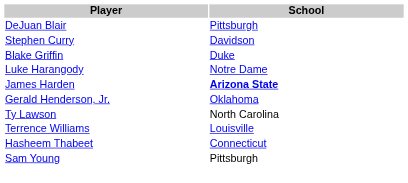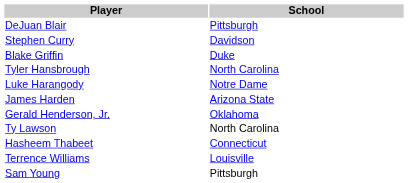+ row: (47, 70)
(244, 84) bold -> (242, 99) normal
rows swapped: (49, 143) <-> (47, 129)
